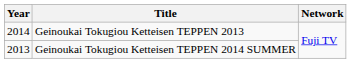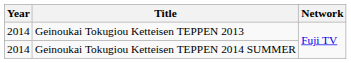(18, 49) 2013 -> (18, 49) 2014
